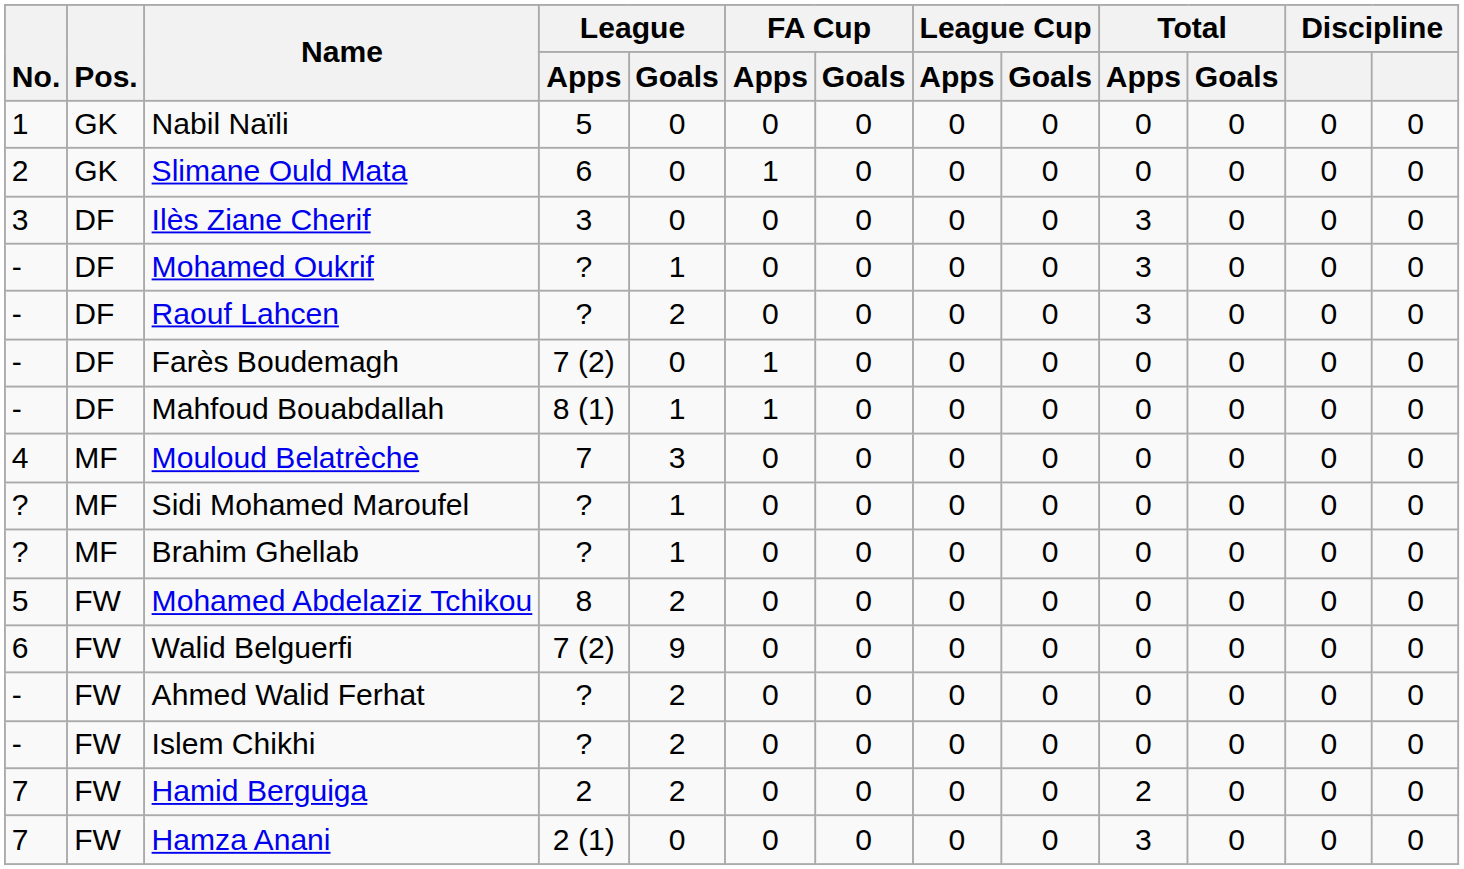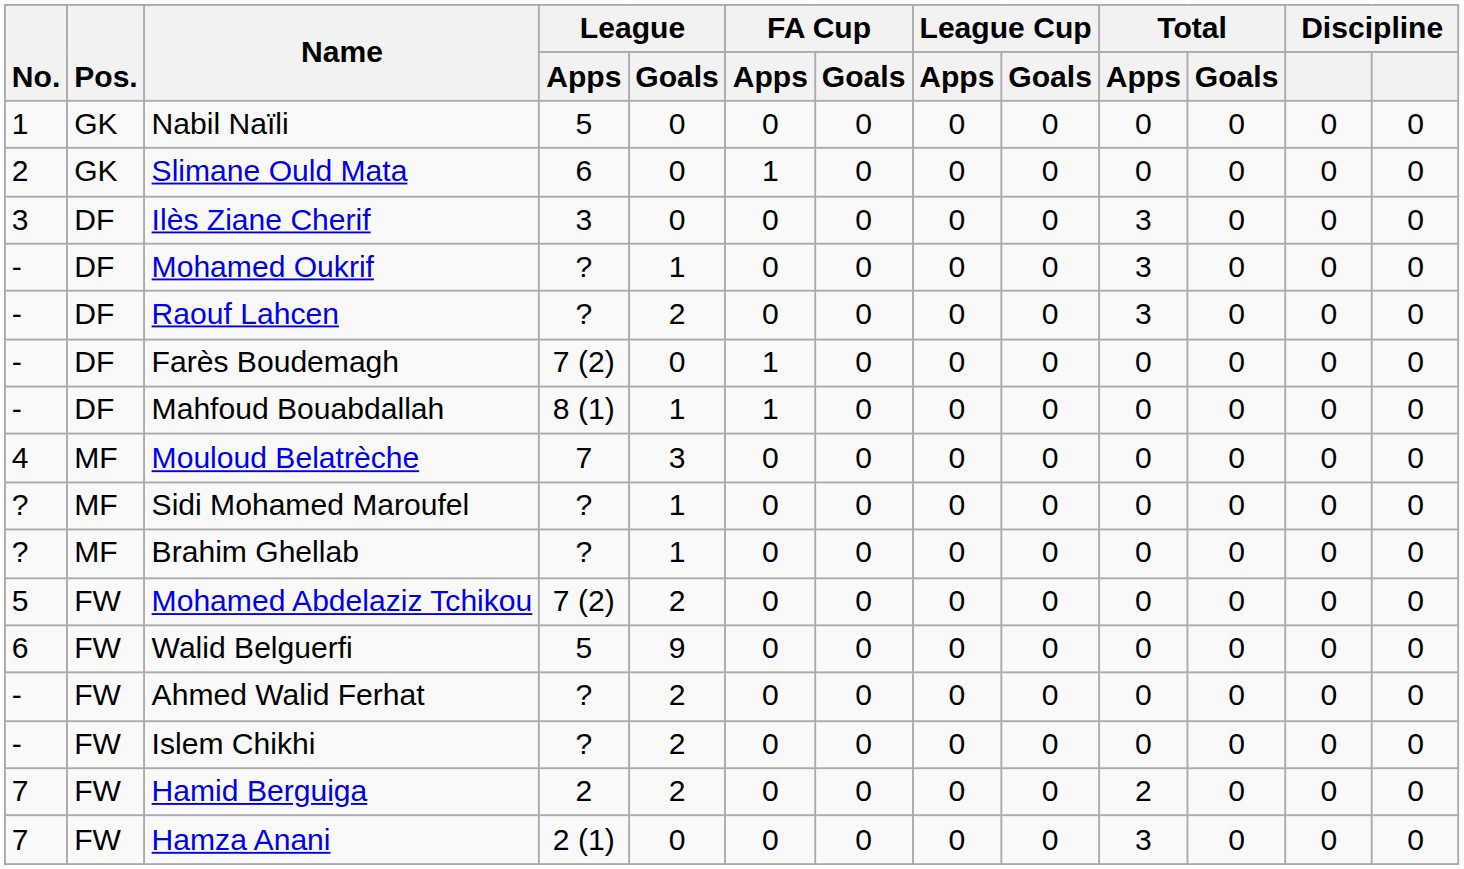(584, 600) 8 -> (584, 600) 7 (2)
(584, 648) 7 (2) -> (584, 648) 5
